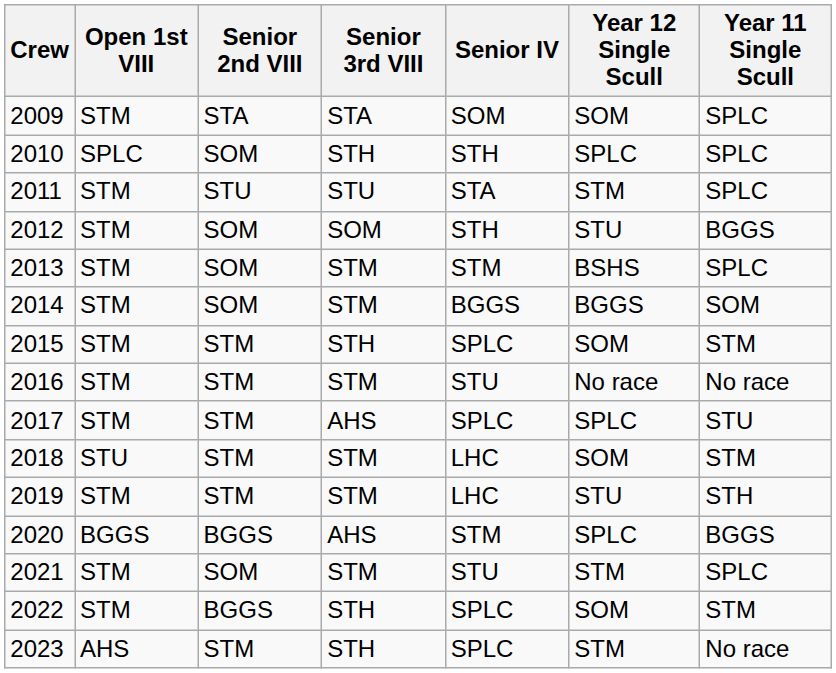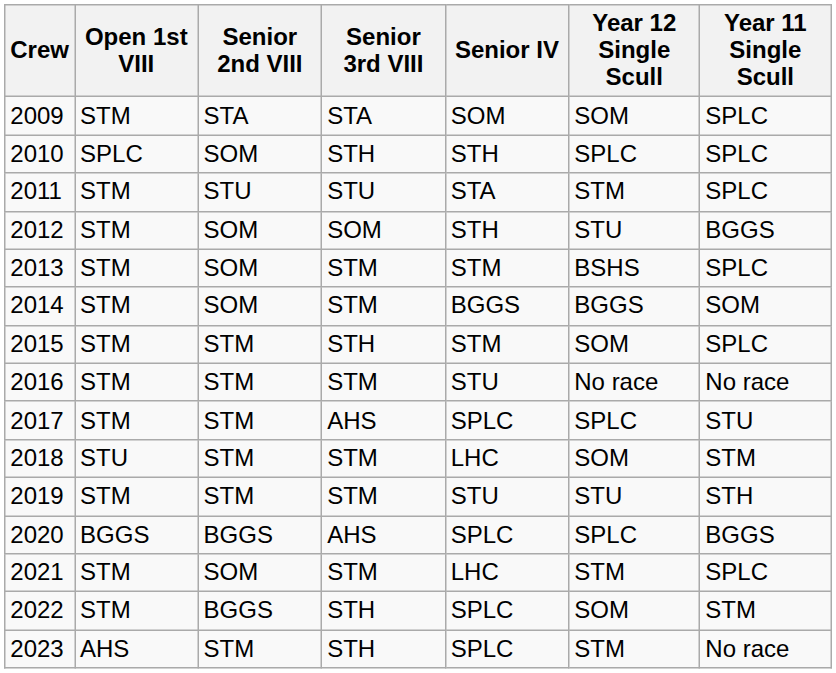(482, 343) SPLC -> (476, 343) STM
(731, 343) STM -> (737, 343) SPLC
(475, 496) LHC -> (475, 496) STU
(476, 534) STM -> (482, 534) SPLC
(475, 572) STU -> (475, 572) LHC
